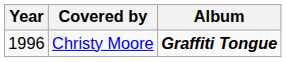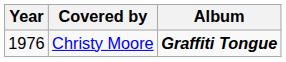(26, 43) 1996 -> (26, 43) 1976
